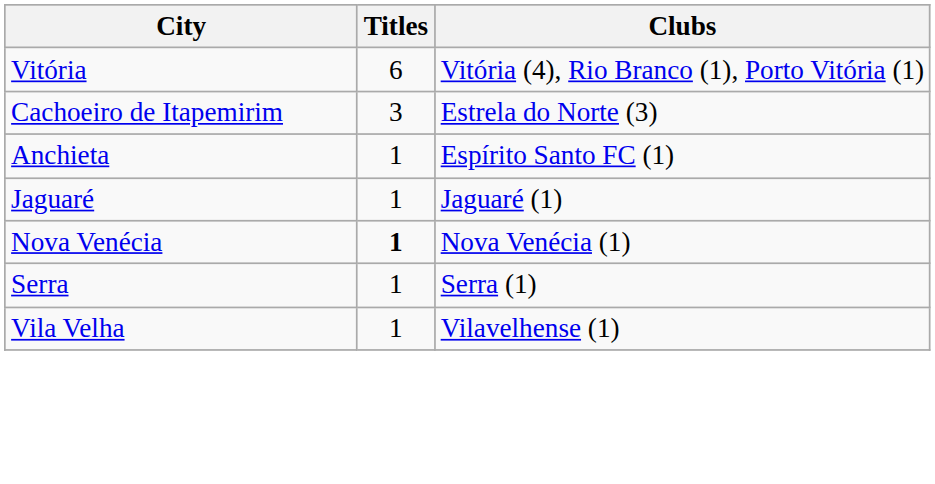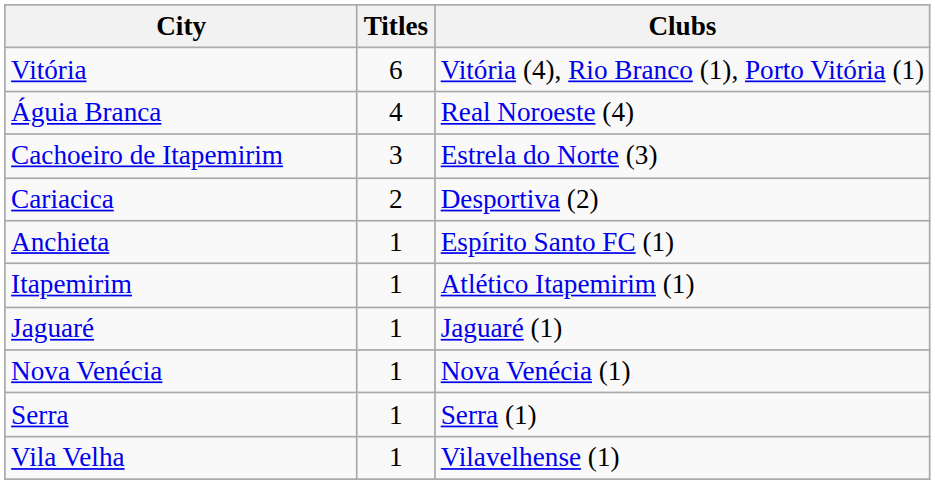+ row: (86, 112)
+ row: (62, 198)
+ row: (72, 284)
(396, 241) bold -> (396, 371) normal
